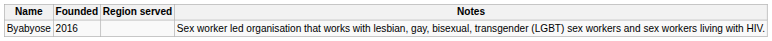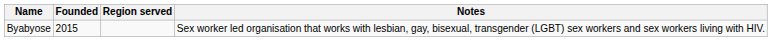(67, 28) 2016 -> (67, 28) 2015
